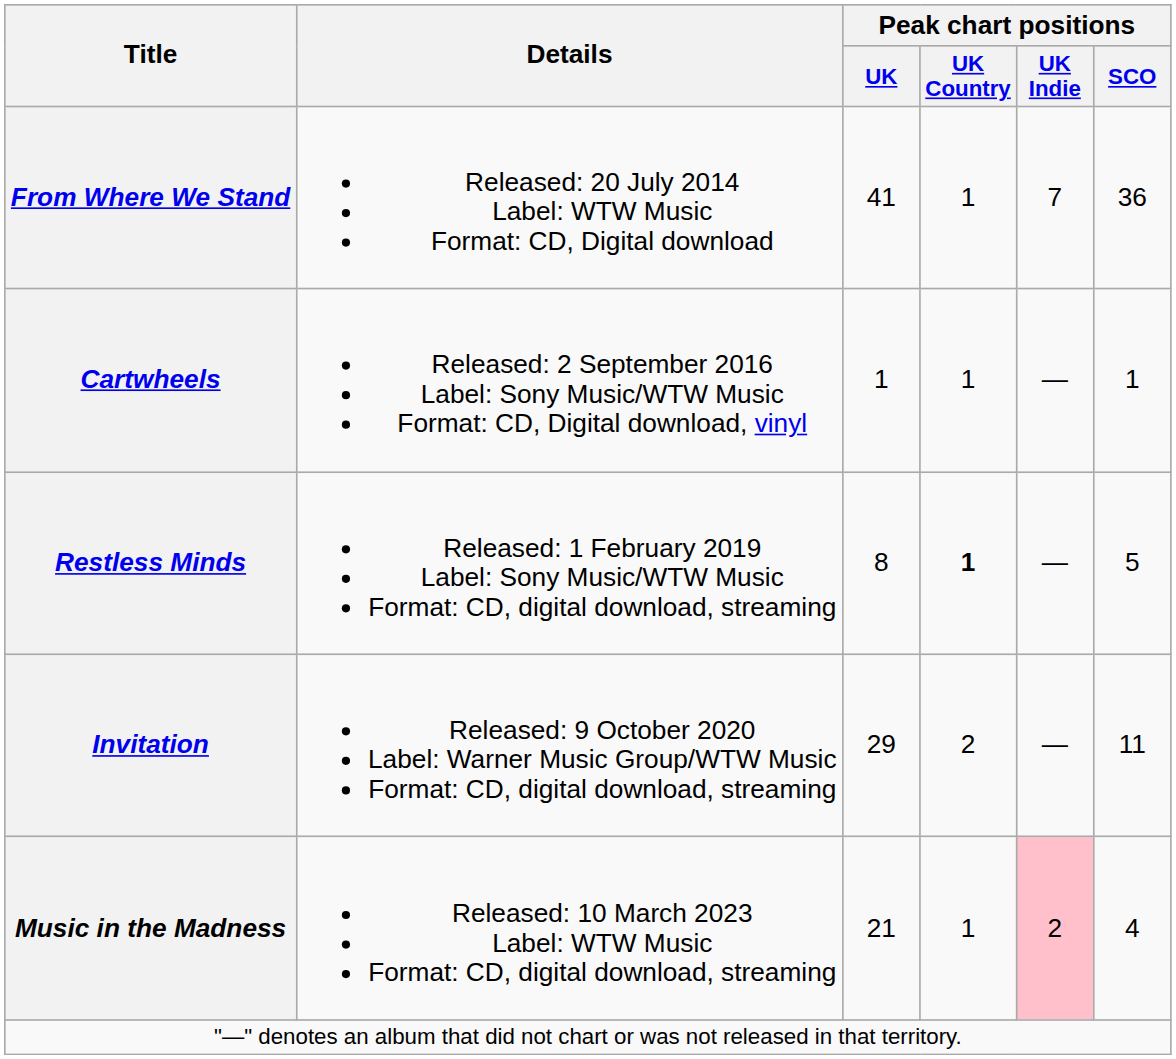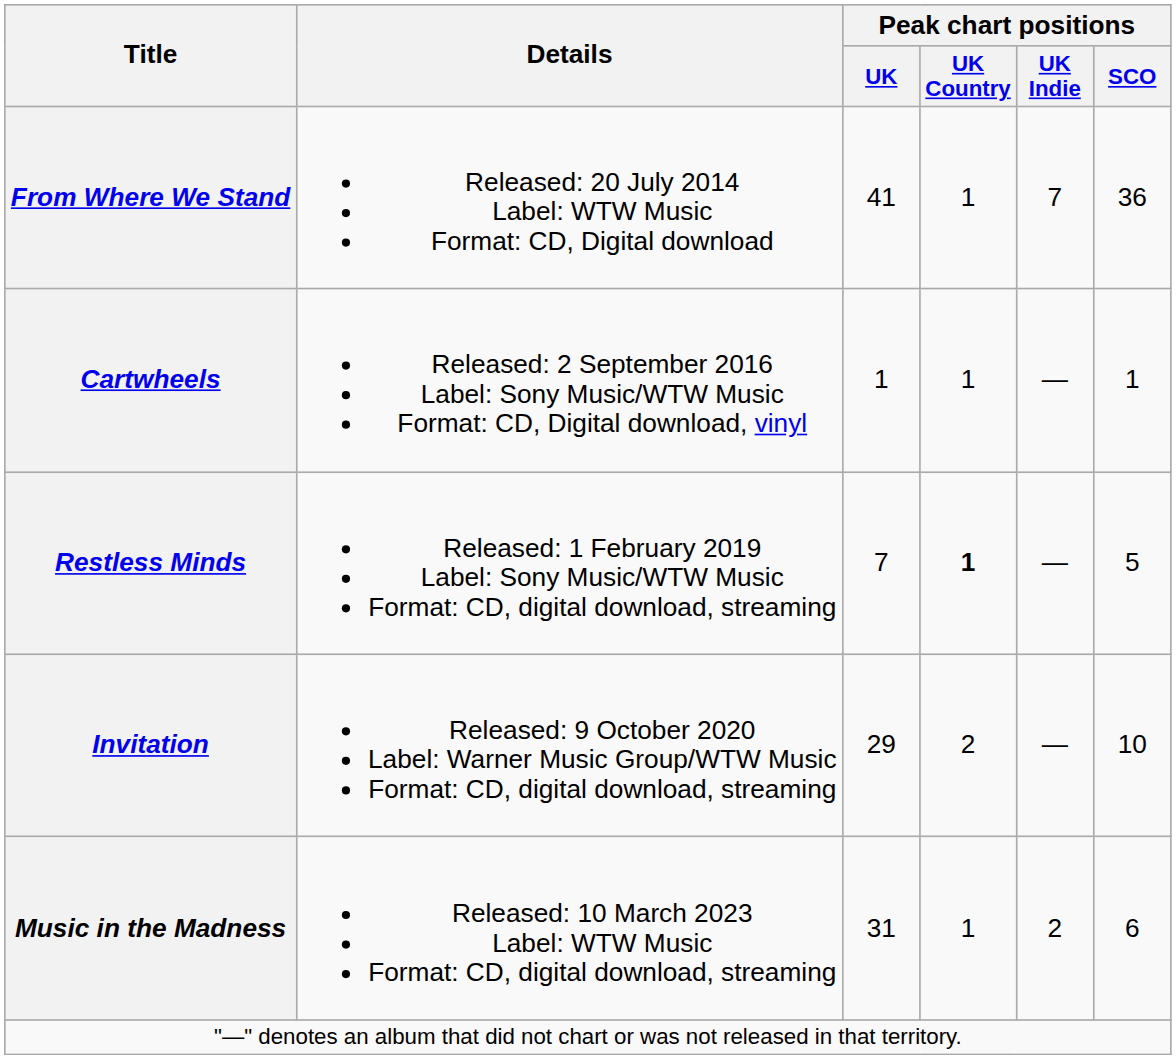(881, 562) 8 -> (881, 562) 7
(1132, 745) 11 -> (1132, 745) 10
(881, 927) 21 -> (881, 927) 31
(1055, 927) pink background -> (1055, 927) no background
(1132, 927) 4 -> (1132, 927) 6
